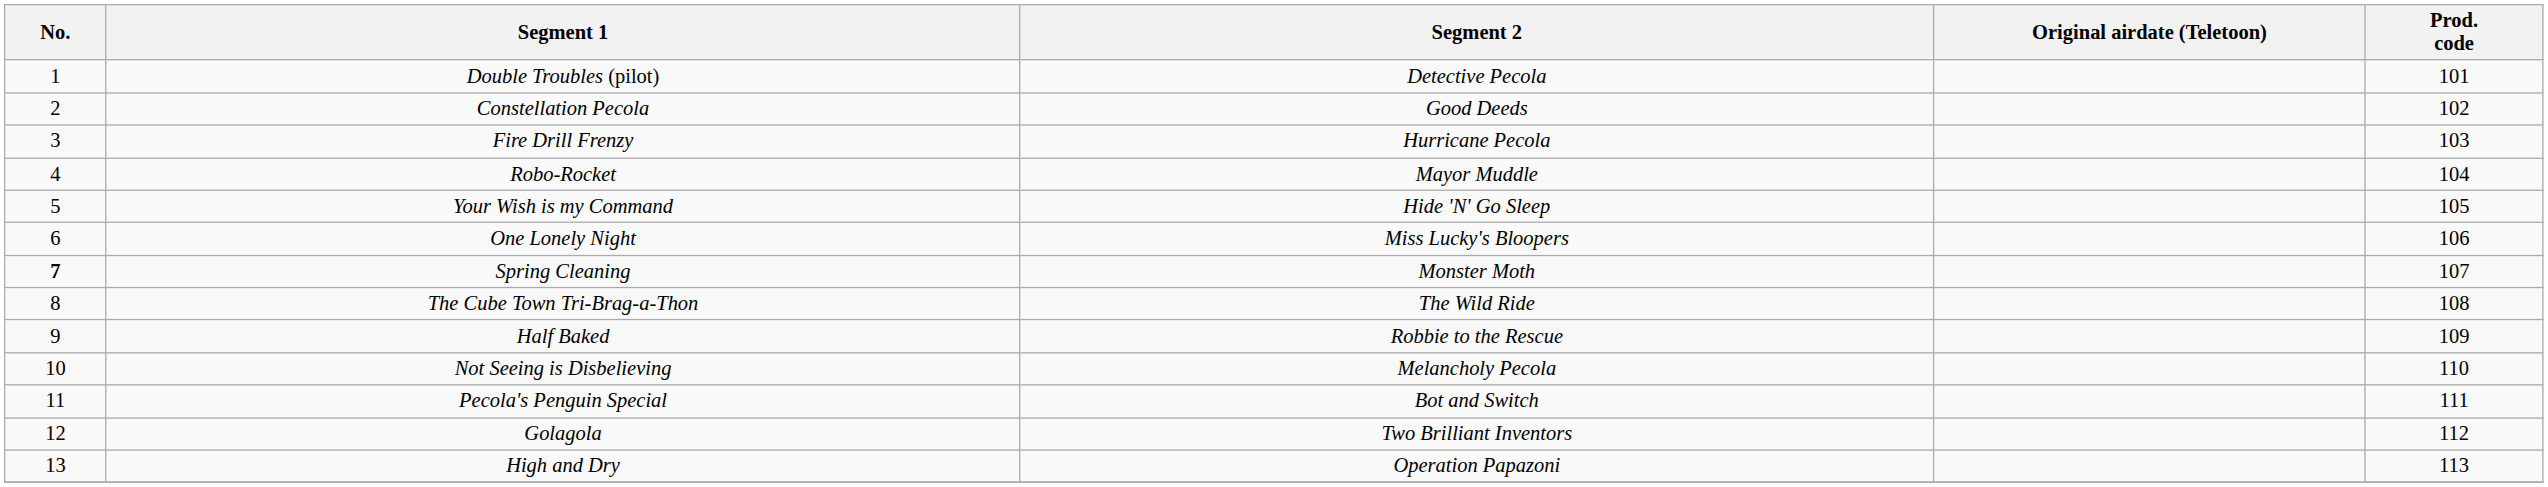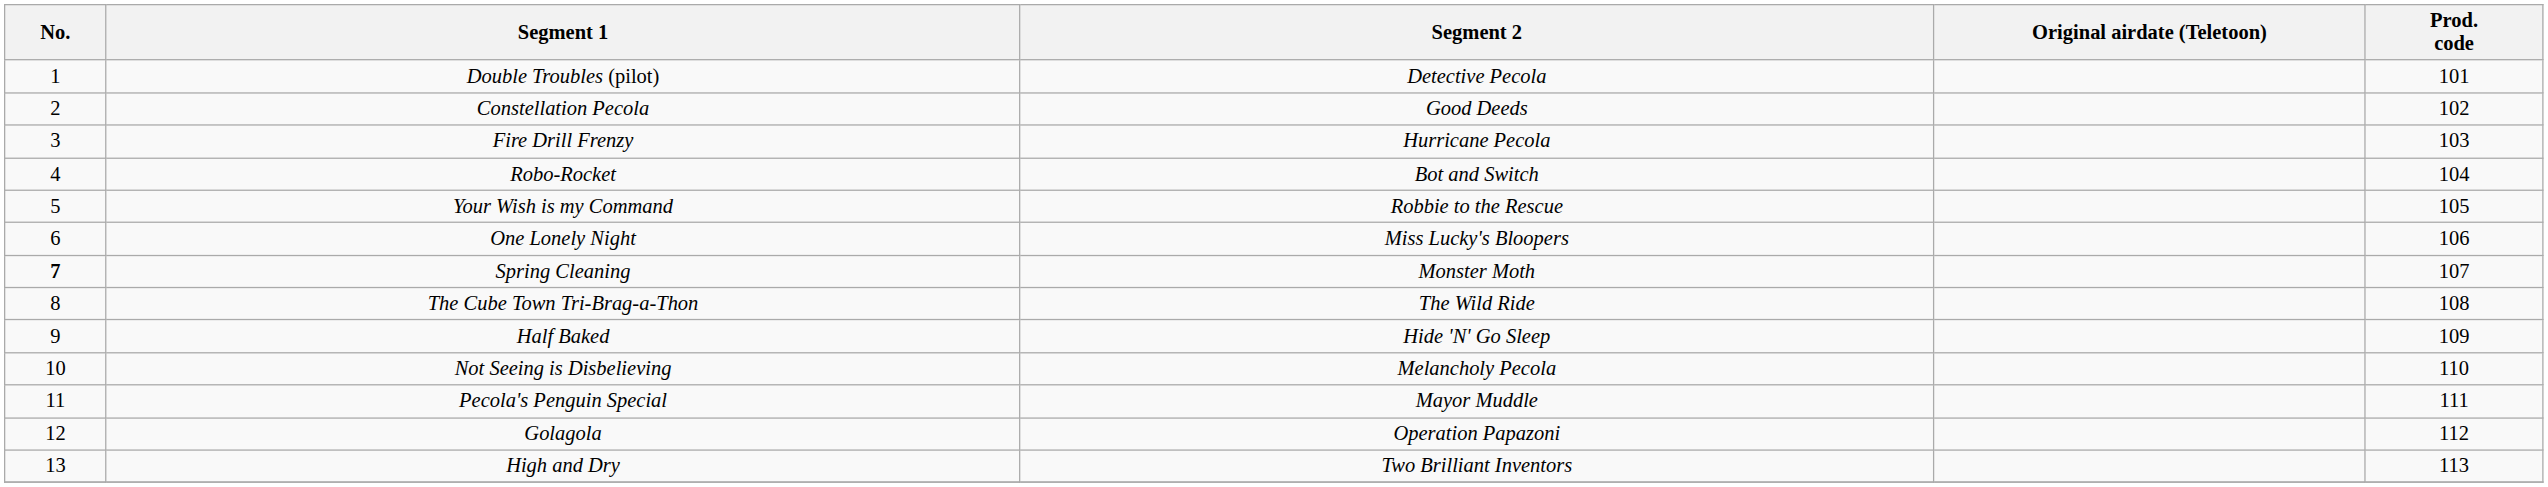(1477, 173) Mayor Muddle -> (1477, 173) Bot and Switch
(1477, 206) Hide 'N' Go Sleep -> (1477, 206) Robbie to the Rescue
(1477, 336) Robbie to the Rescue -> (1477, 336) Hide 'N' Go Sleep
(1477, 401) Bot and Switch -> (1477, 401) Mayor Muddle
(1477, 433) Two Brilliant Inventors -> (1477, 433) Operation Papazoni
(1477, 466) Operation Papazoni -> (1477, 466) Two Brilliant Inventors
